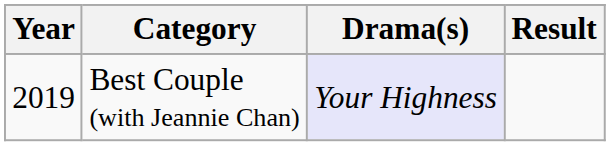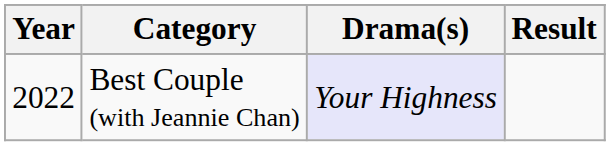(44, 96) 2019 -> (44, 96) 2022
